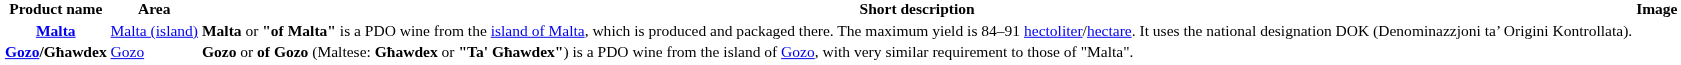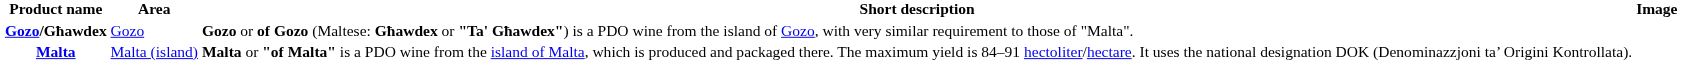rows swapped: (56, 30) <-> (56, 52)
